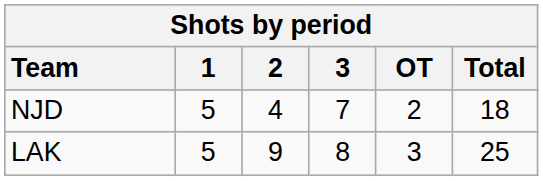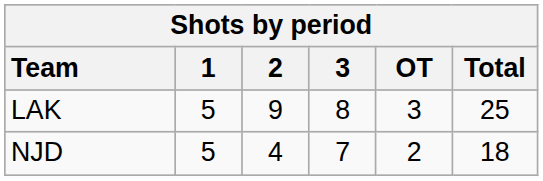rows swapped: (36, 152) <-> (37, 110)
